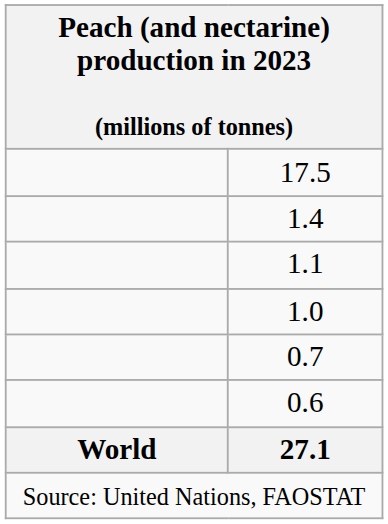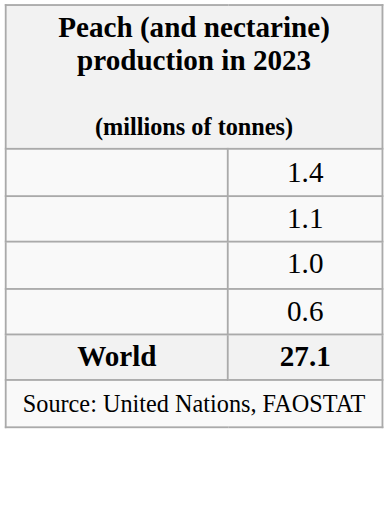- row: (305, 172)
- row: (305, 356)
